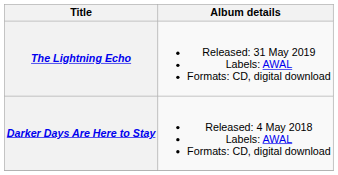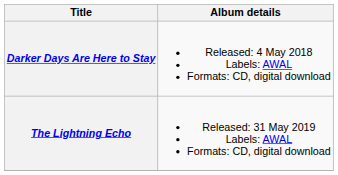rows swapped: (81, 133) <-> (81, 58)
